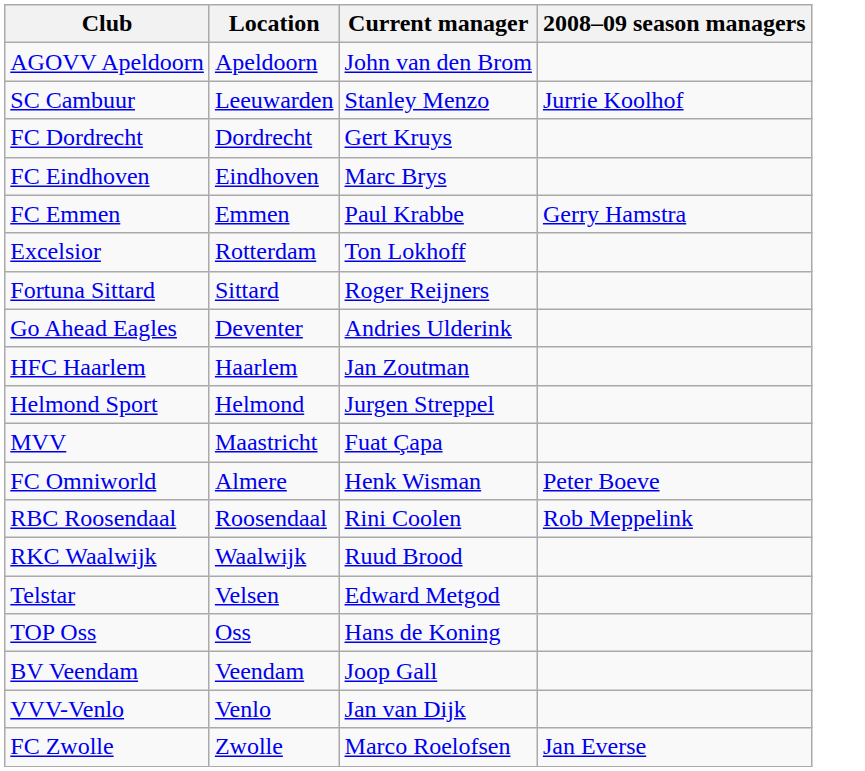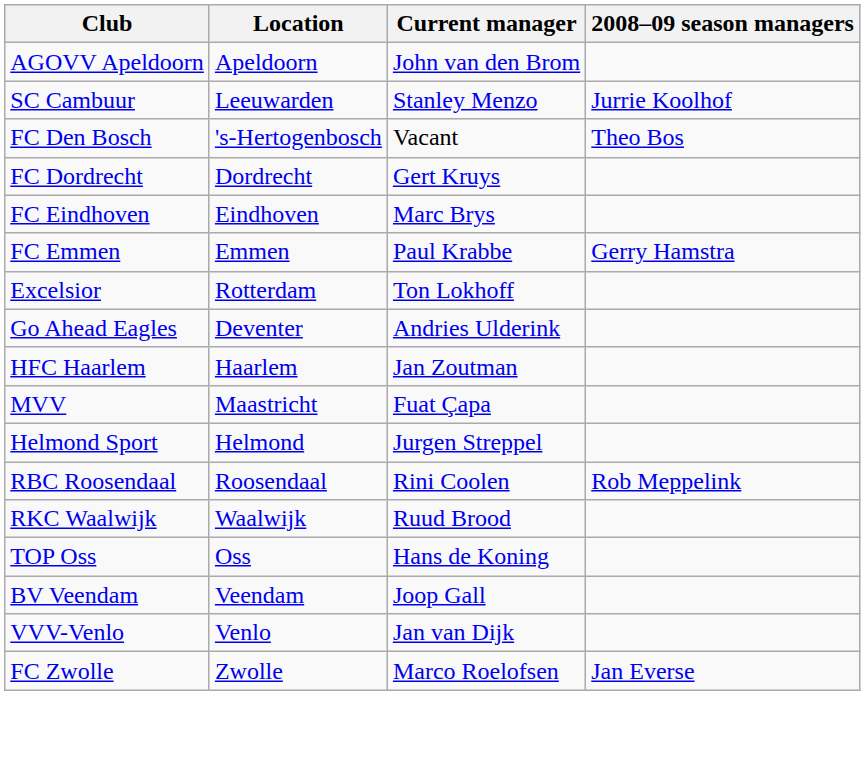+ row: (81, 137)
- row: (83, 289)
rows swapped: (84, 404) <-> (38, 442)
- row: (83, 480)
- row: (43, 594)
